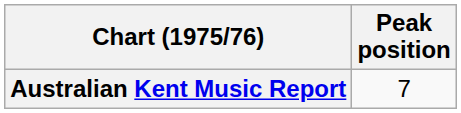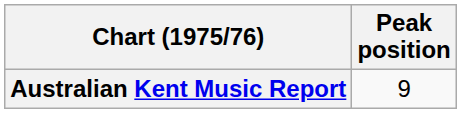(404, 88) 7 -> (404, 88) 9
